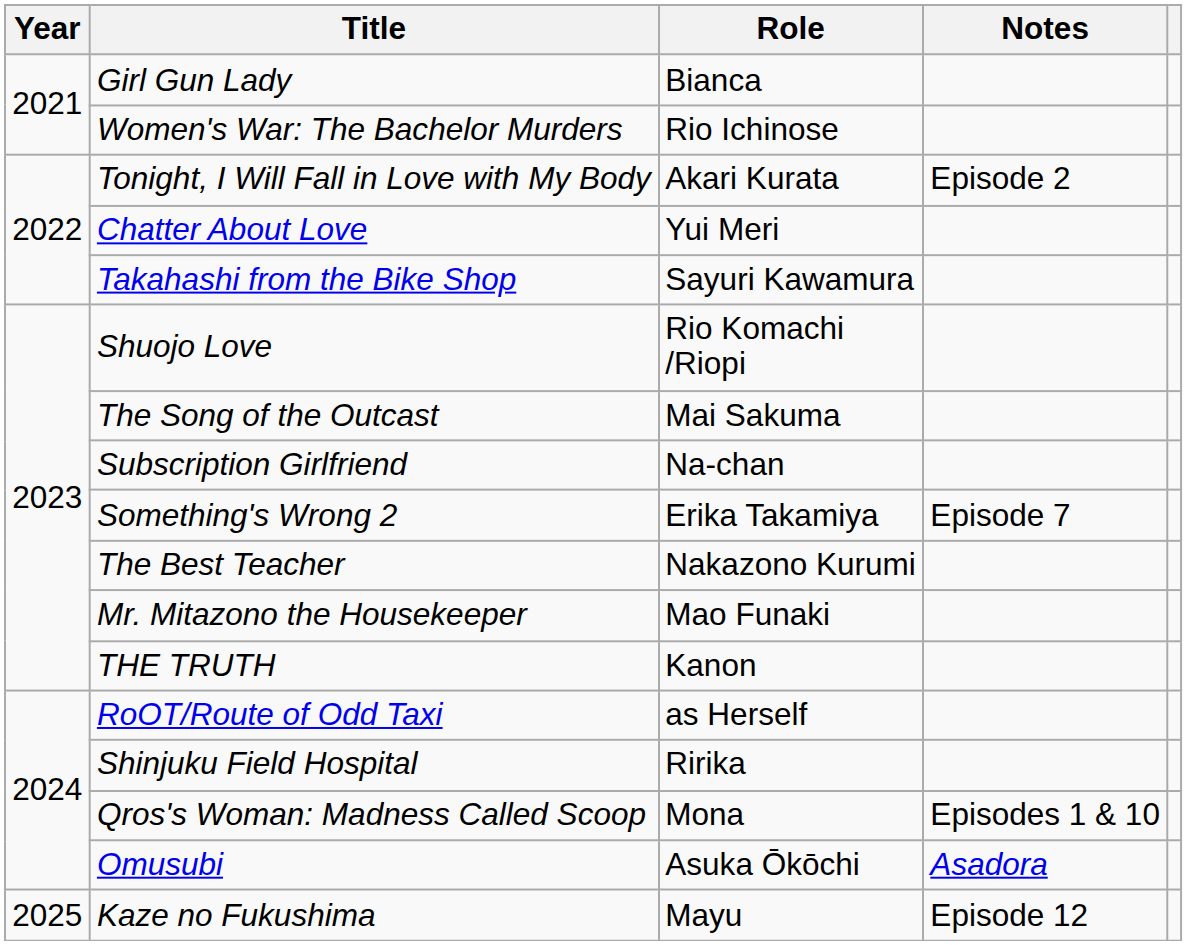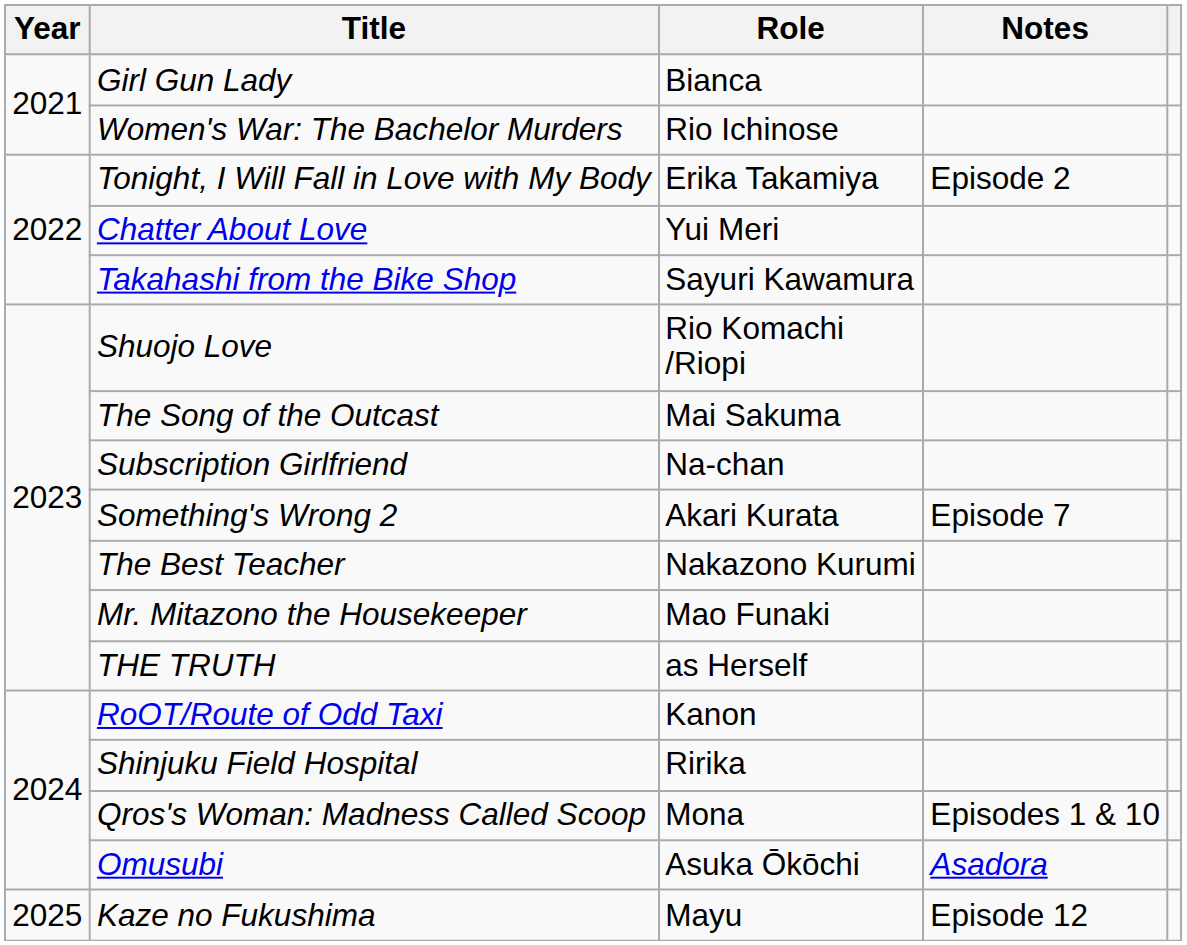(752, 179) Akari Kurata -> (772, 179) Erika Takamiya
(772, 514) Erika Takamiya -> (752, 514) Akari Kurata
(711, 664) Kanon -> (736, 664) as Herself
(736, 714) as Herself -> (711, 714) Kanon
